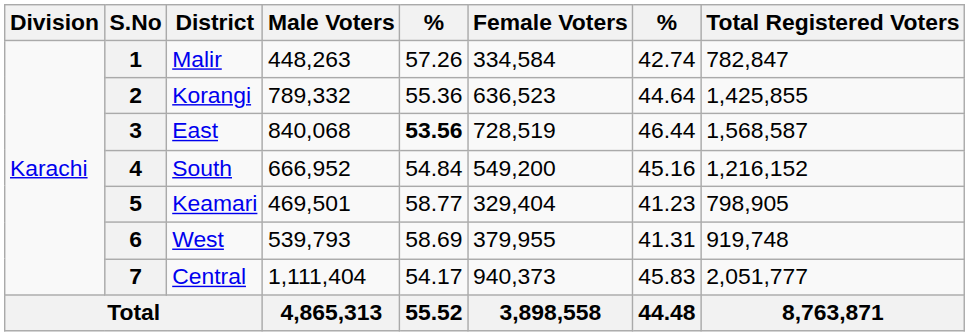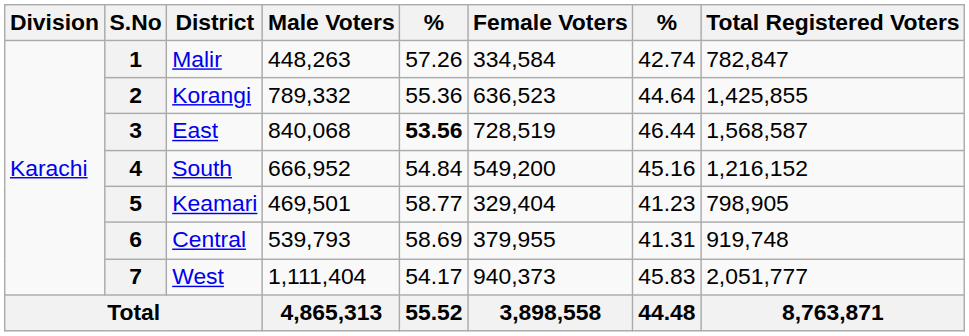(198, 240) West -> (209, 240) Central
(209, 276) Central -> (198, 276) West
